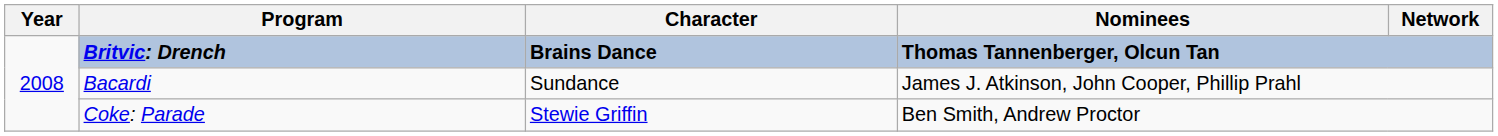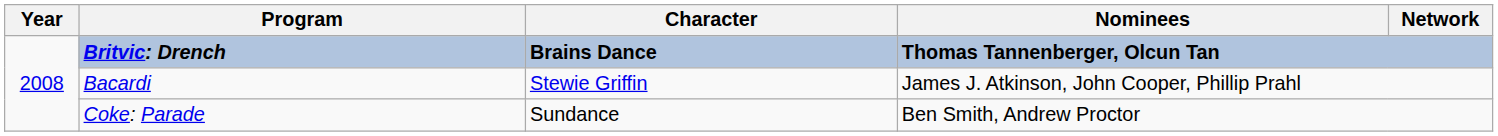(575, 83) Sundance -> (589, 83) Stewie Griffin
(589, 114) Stewie Griffin -> (575, 114) Sundance
